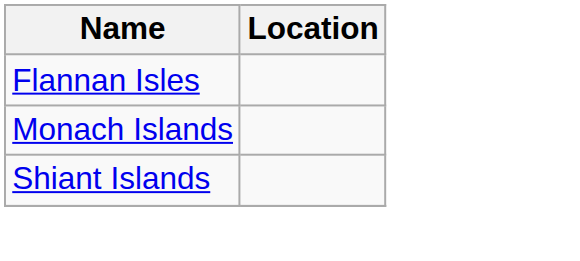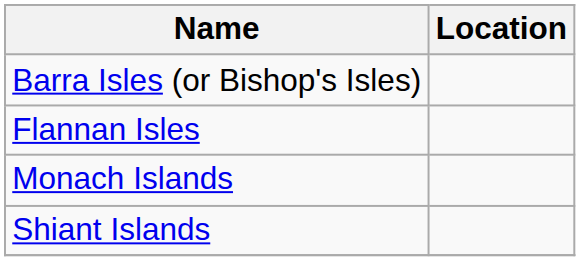+ row: (217, 79)
